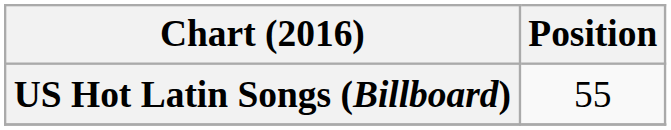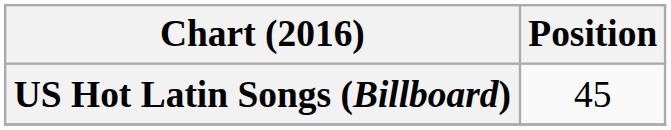(593, 93) 55 -> (593, 93) 45
